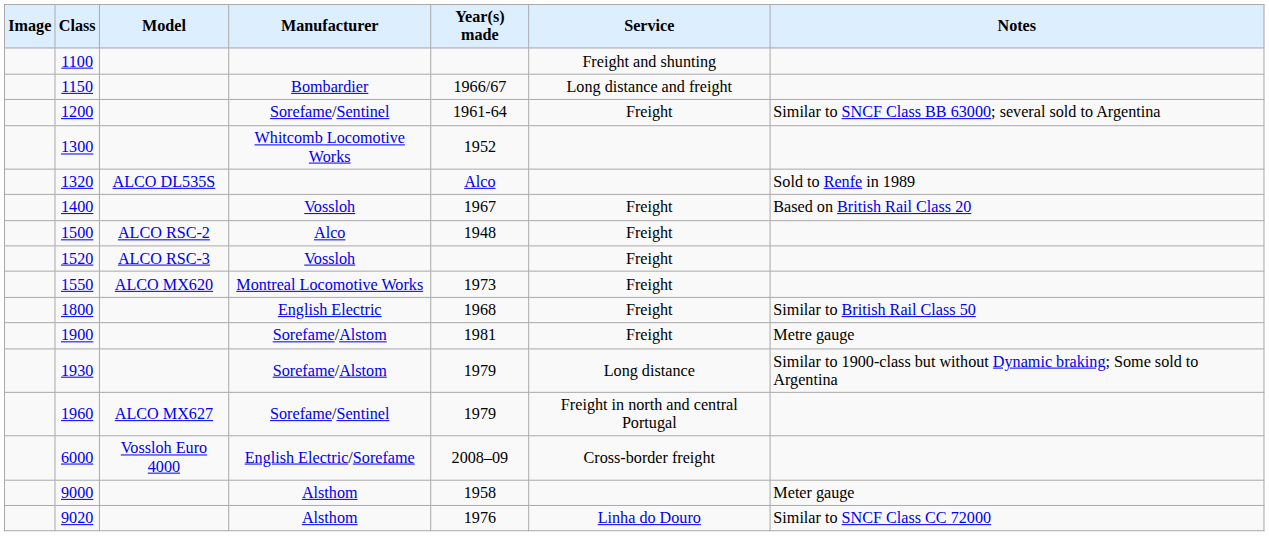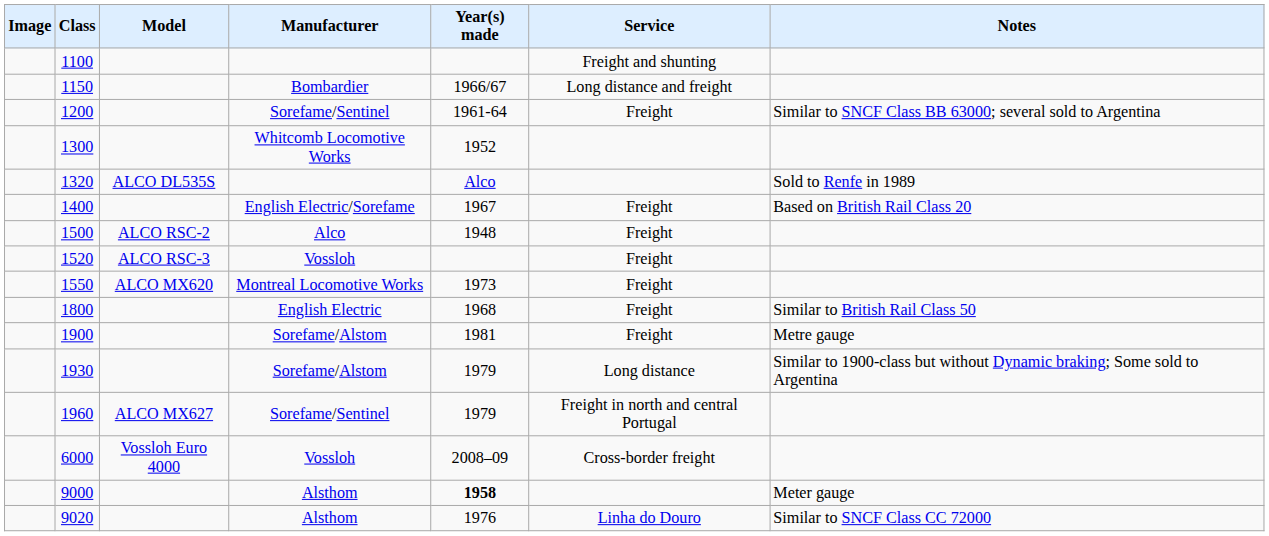(330, 207) Vossloh -> (330, 207) English Electric/Sorefame
(330, 457) English Electric/Sorefame -> (330, 457) Vossloh
(480, 492) normal -> (480, 492) bold
